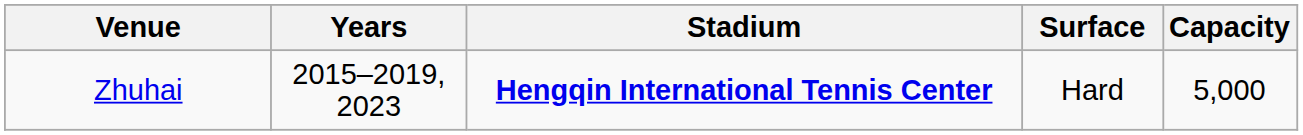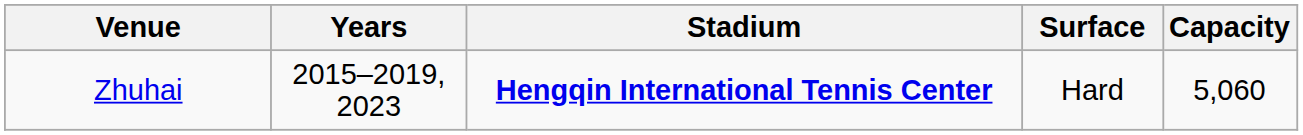(1229, 89) 5,000 -> (1229, 89) 5,060
